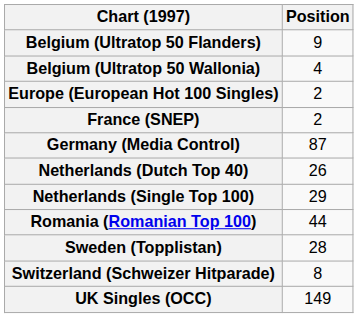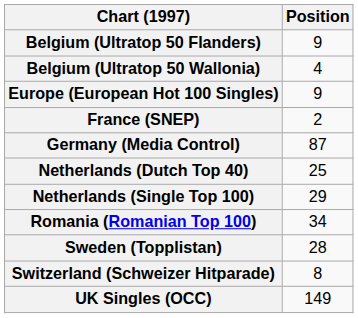(318, 94) 2 -> (318, 94) 9
(318, 171) 26 -> (318, 171) 25
(318, 222) 44 -> (318, 222) 34
